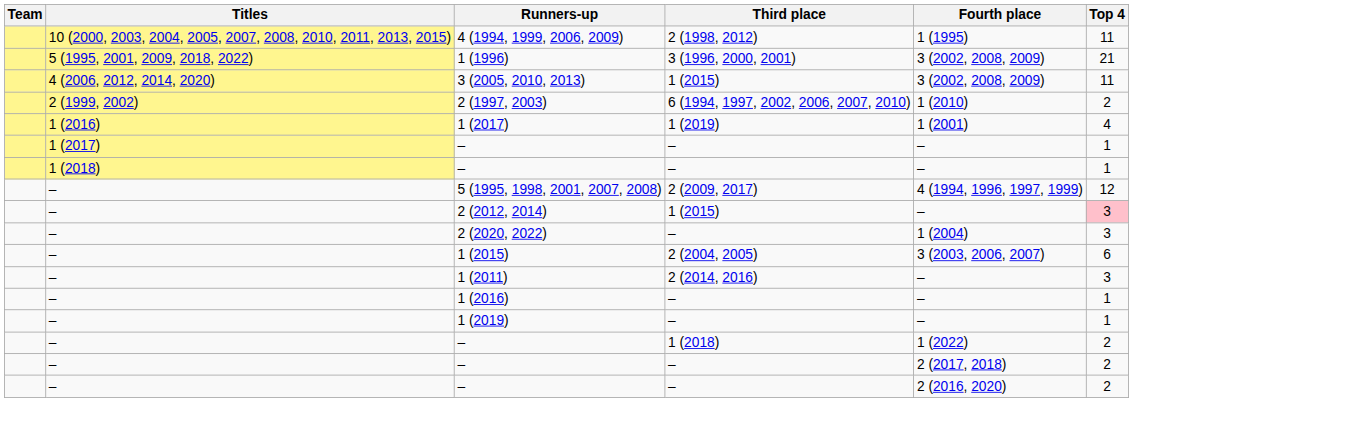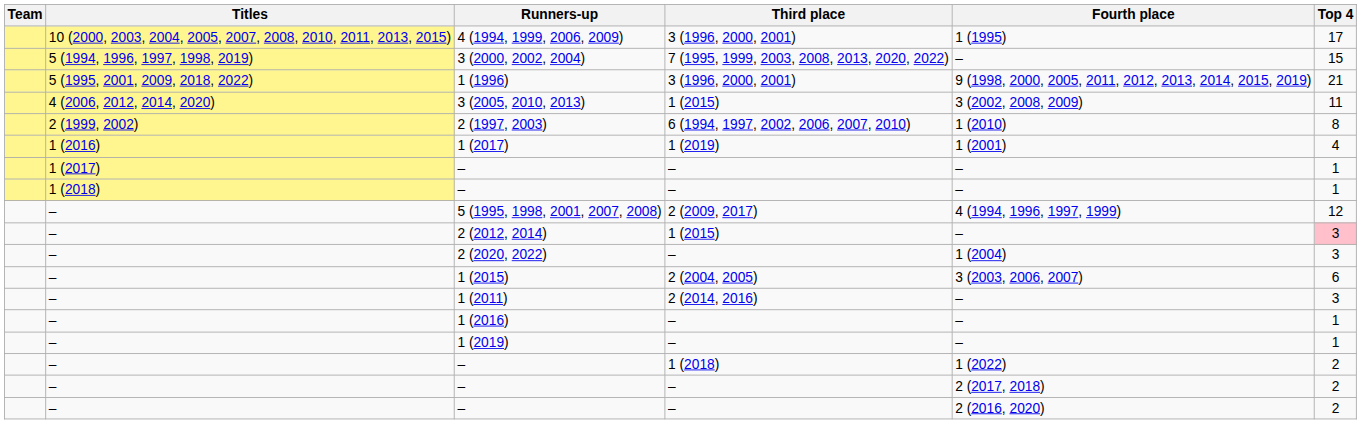(713, 37) 2 (1998, 2012) -> (732, 37) 3 (1996, 2000, 2001)
(1107, 37) 11 -> (1336, 37) 17
+ row: (151, 59)
(981, 59) 3 (2002, 2008, 2009) -> (1133, 80) 9 (1998, 2000, 2005, 2011, 2012, 2013, 2014, 2015, 2019)
(1107, 102) 2 -> (1336, 124) 8
